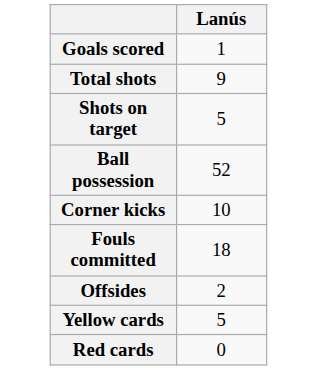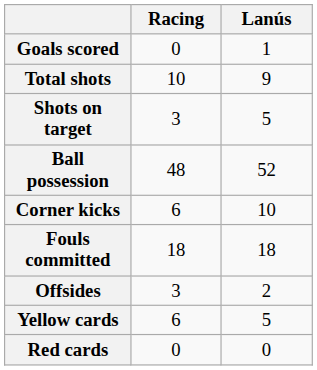+ column: (176, 19)
